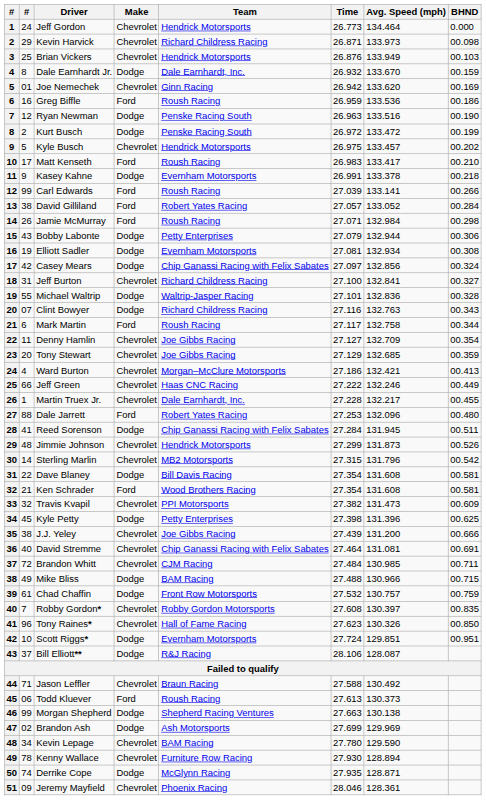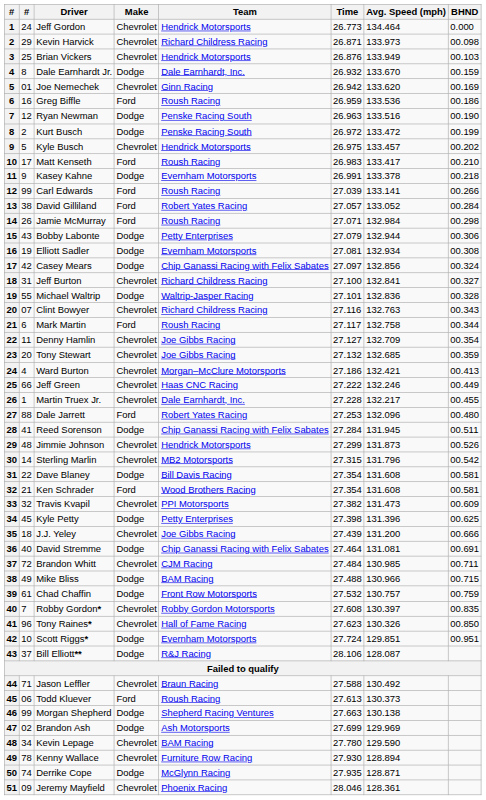(130, 310) Dodge -> (137, 310) Chevrolet
(347, 355) 27.129 -> (347, 355) 27.132
(27, 534) 38 -> (27, 534) 18
(137, 549) Chevrolet -> (130, 549) Dodge
